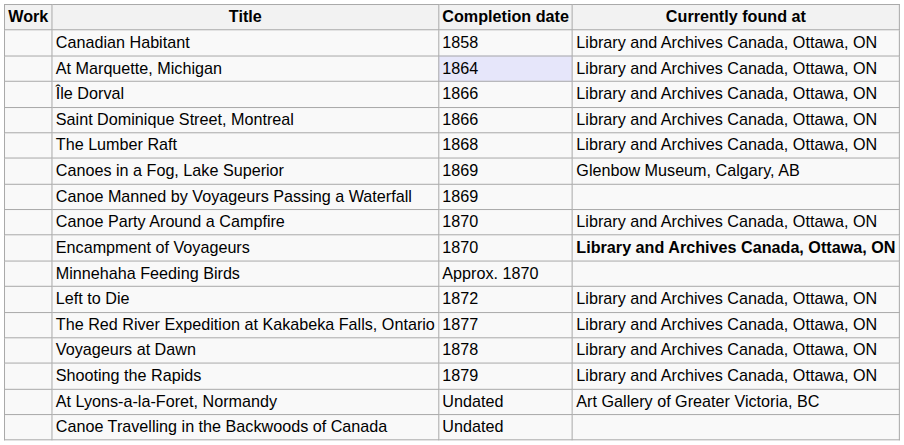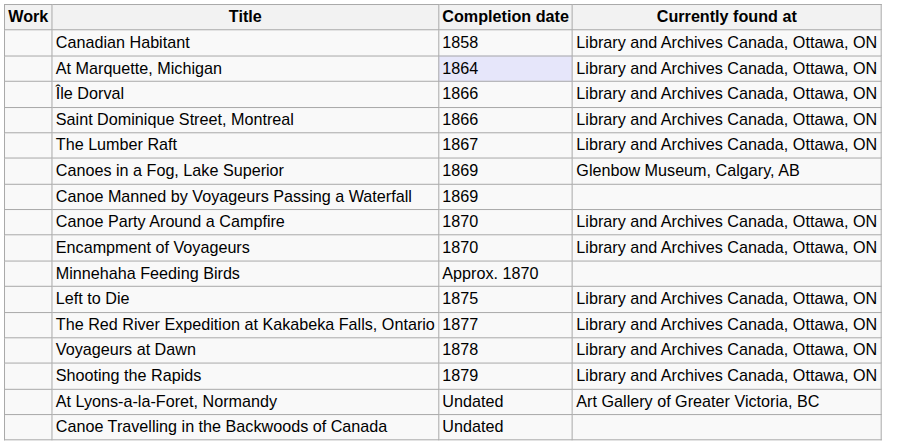(460, 145) 1868 -> (460, 145) 1867
(736, 247) bold -> (727, 247) normal
(460, 299) 1872 -> (460, 299) 1875
